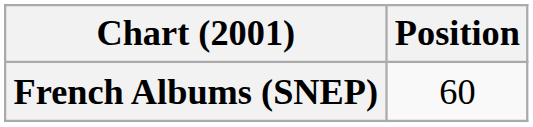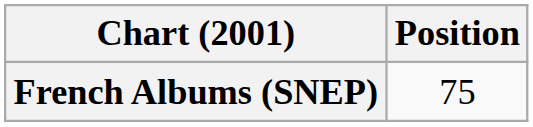(457, 90) 60 -> (457, 90) 75
